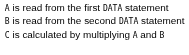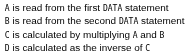+ row: (78, 48)
